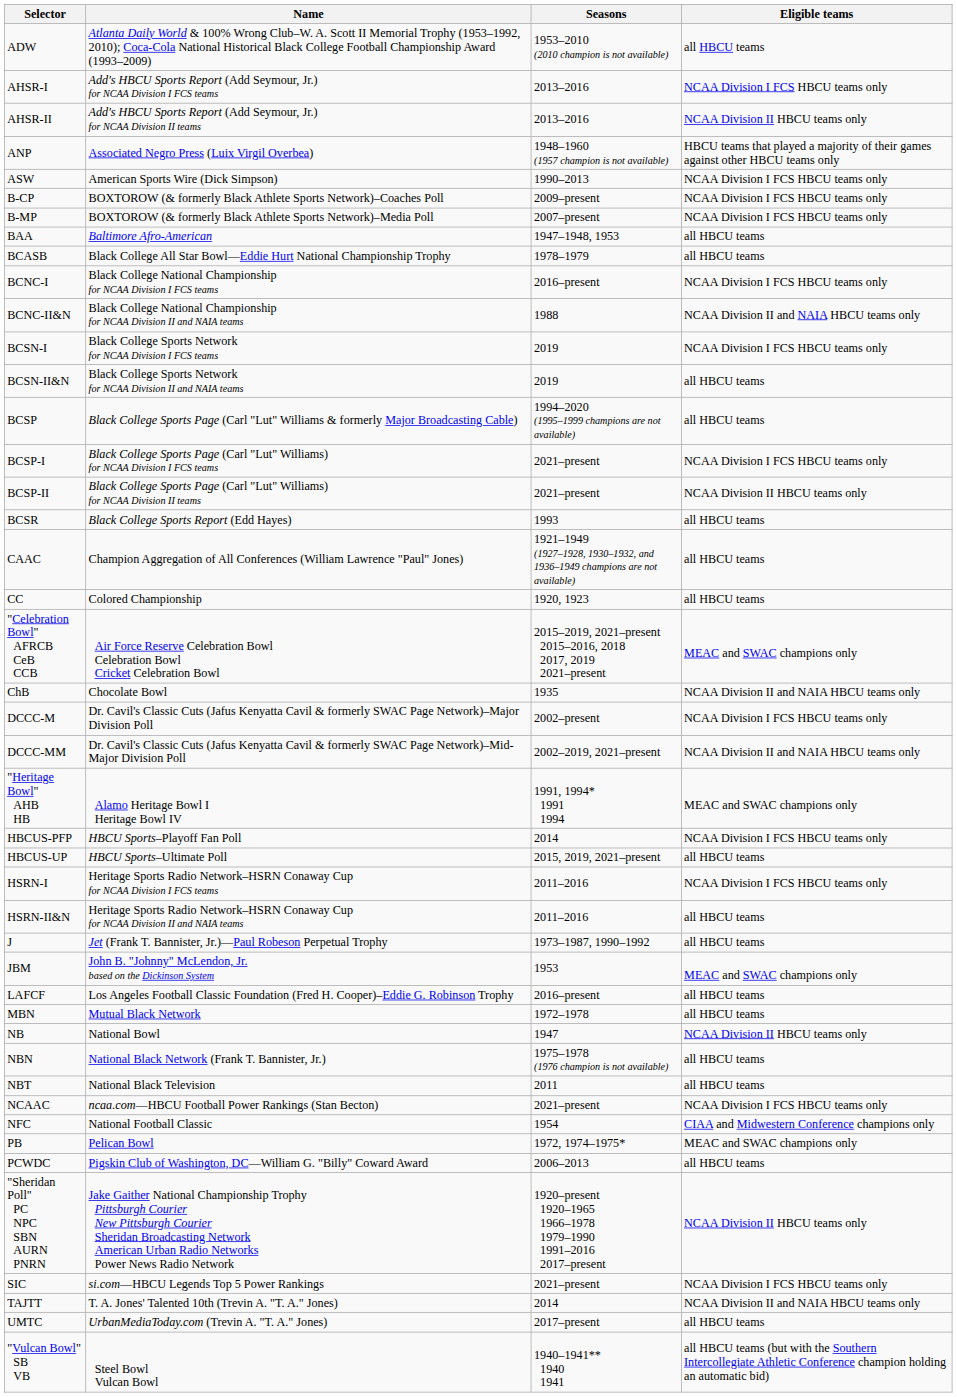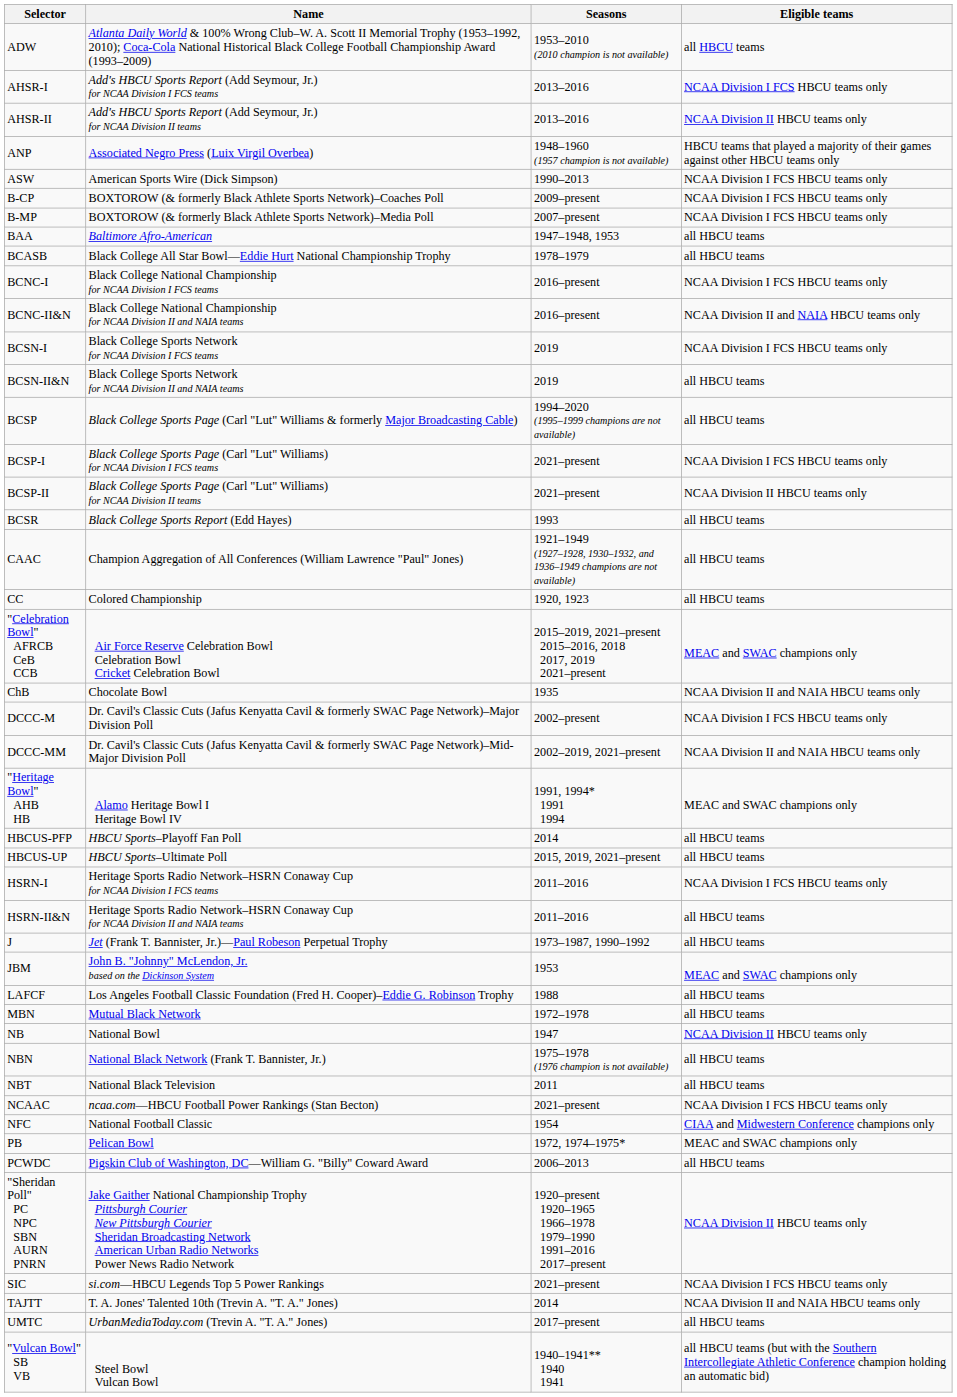(546, 315) 1988 -> (567, 315) 2016–present
(786, 838) NCAA Division I FCS HBCU teams only -> (724, 838) all HBCU teams
(567, 995) 2016–present -> (546, 995) 1988
